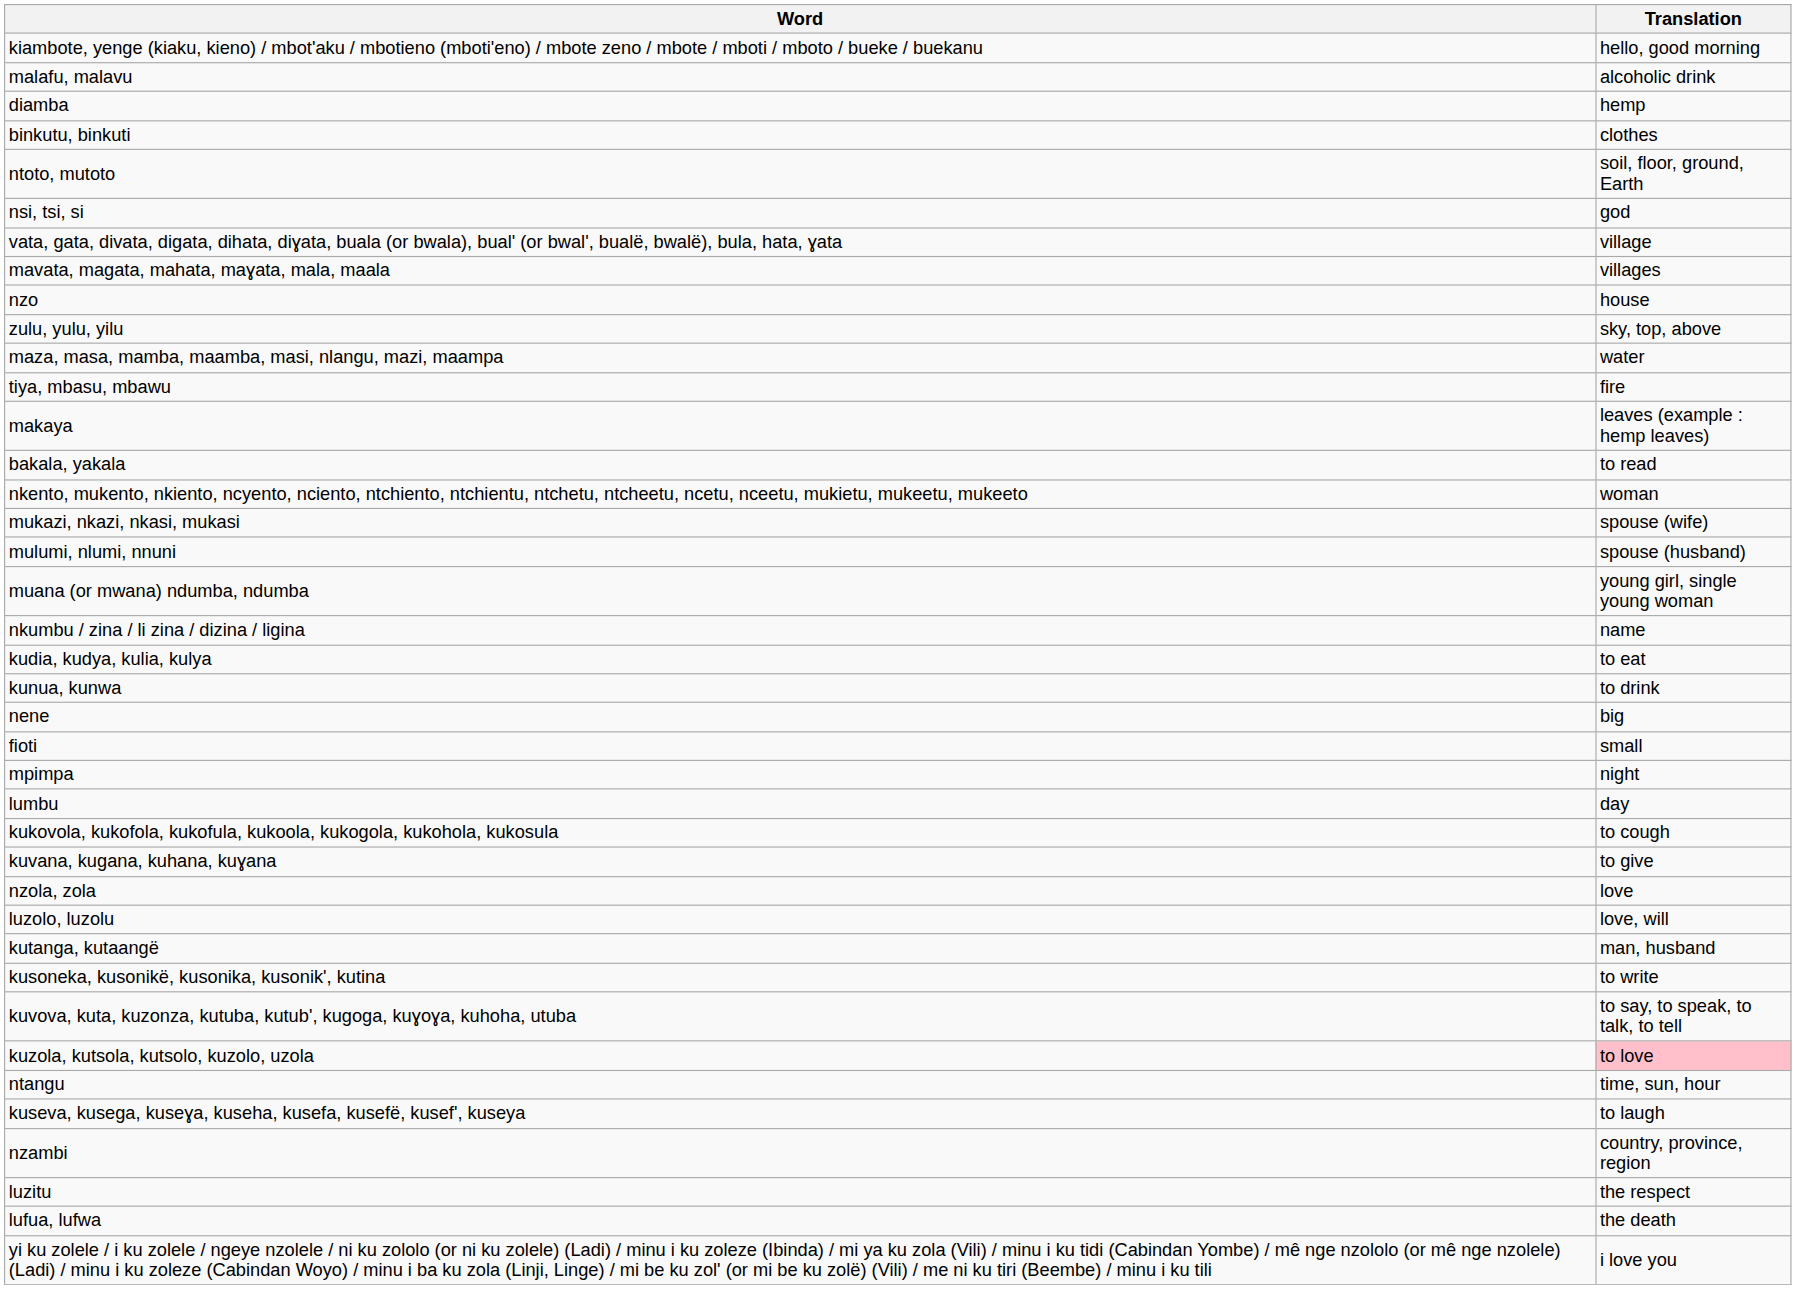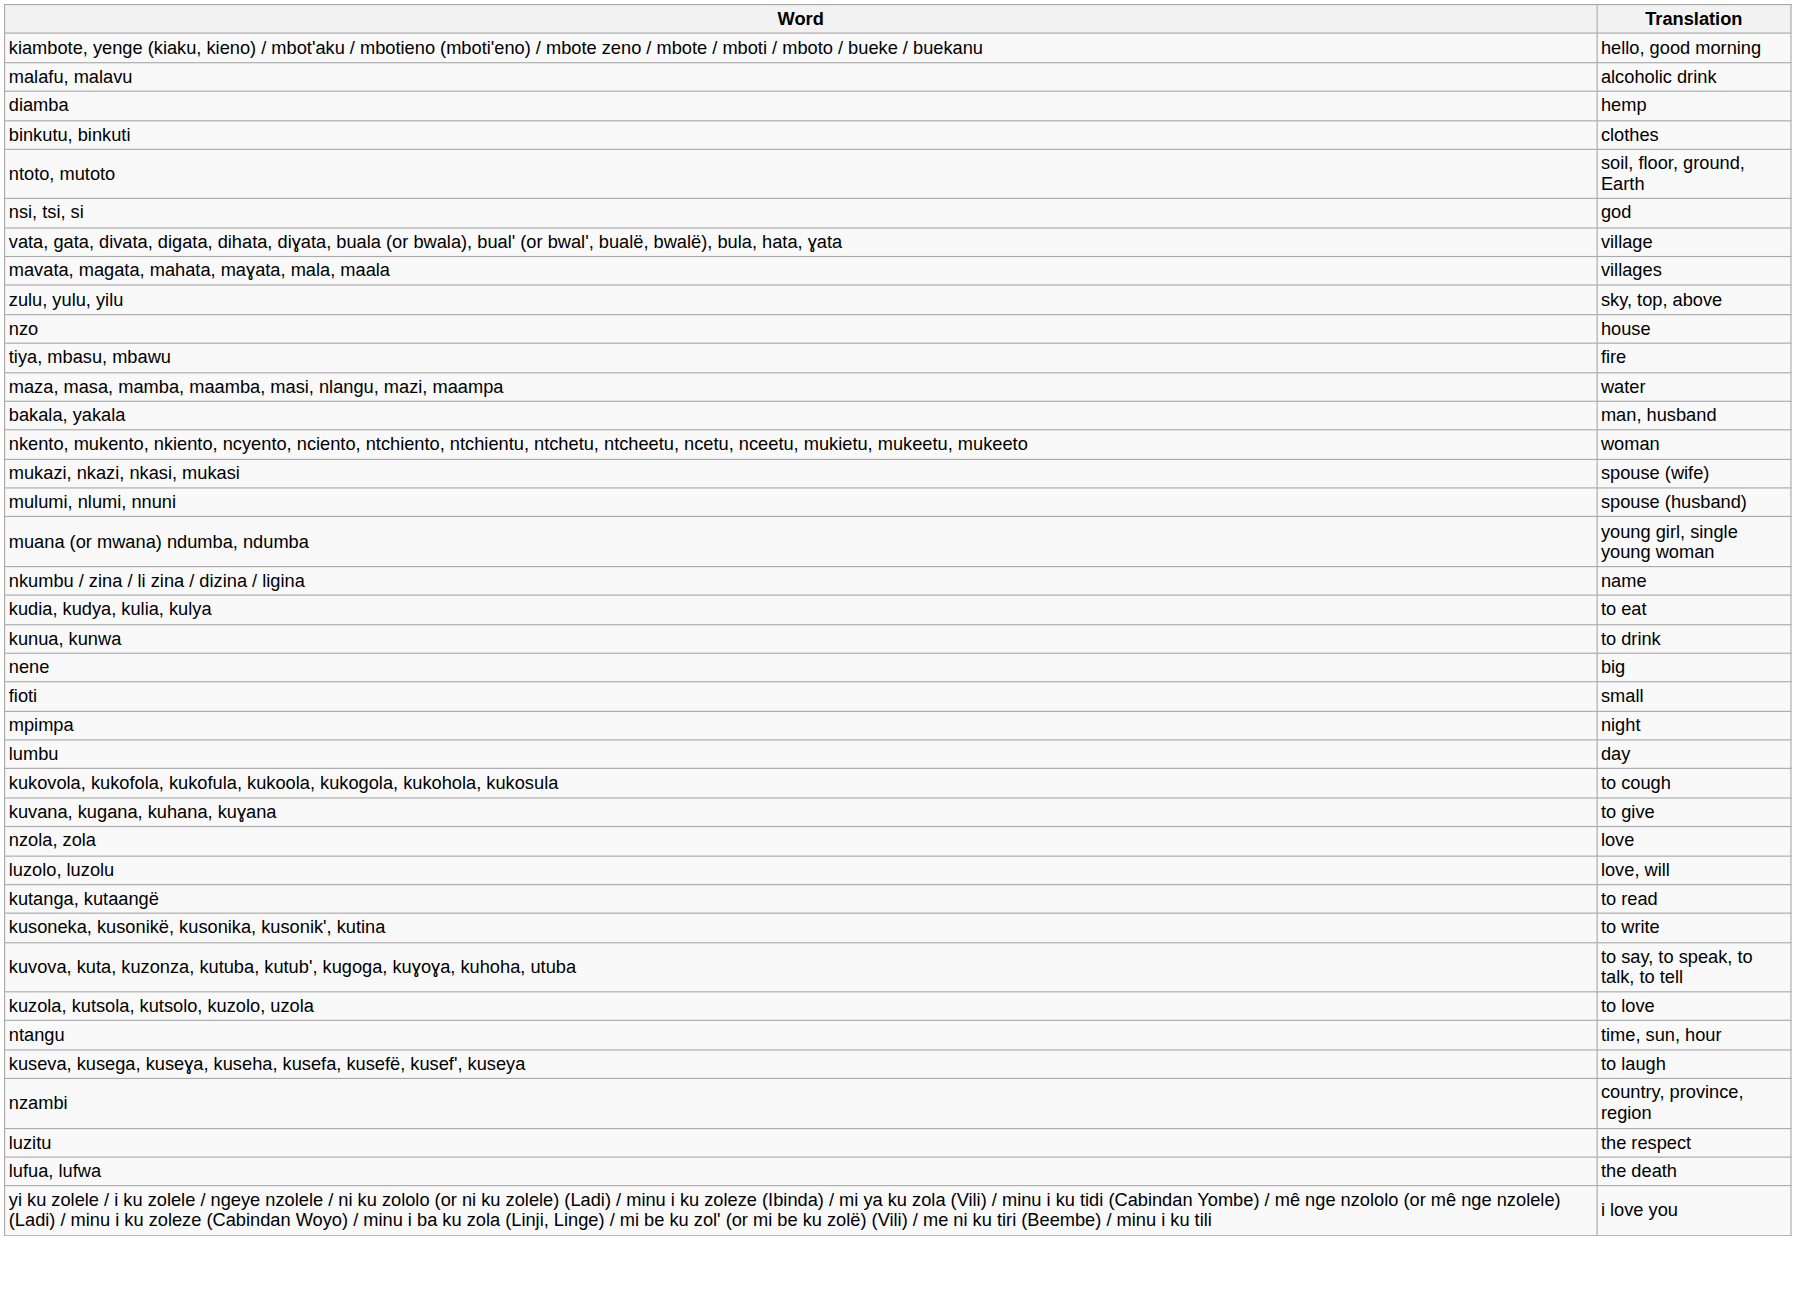rows swapped: (23, 299) <-> (66, 328)
rows swapped: (256, 357) <-> (90, 386)
- row: (41, 425)
(1628, 464) to read -> (1659, 415) man, husband
(1658, 948) man, husband -> (1629, 898) to read
(1627, 1055) pink background -> (1628, 1006) no background
